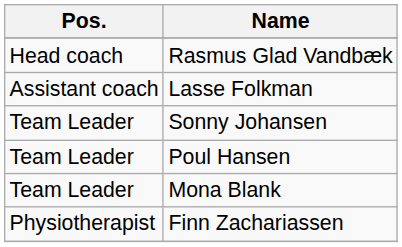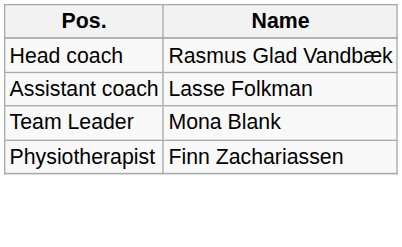- row: (248, 122)
- row: (229, 156)
